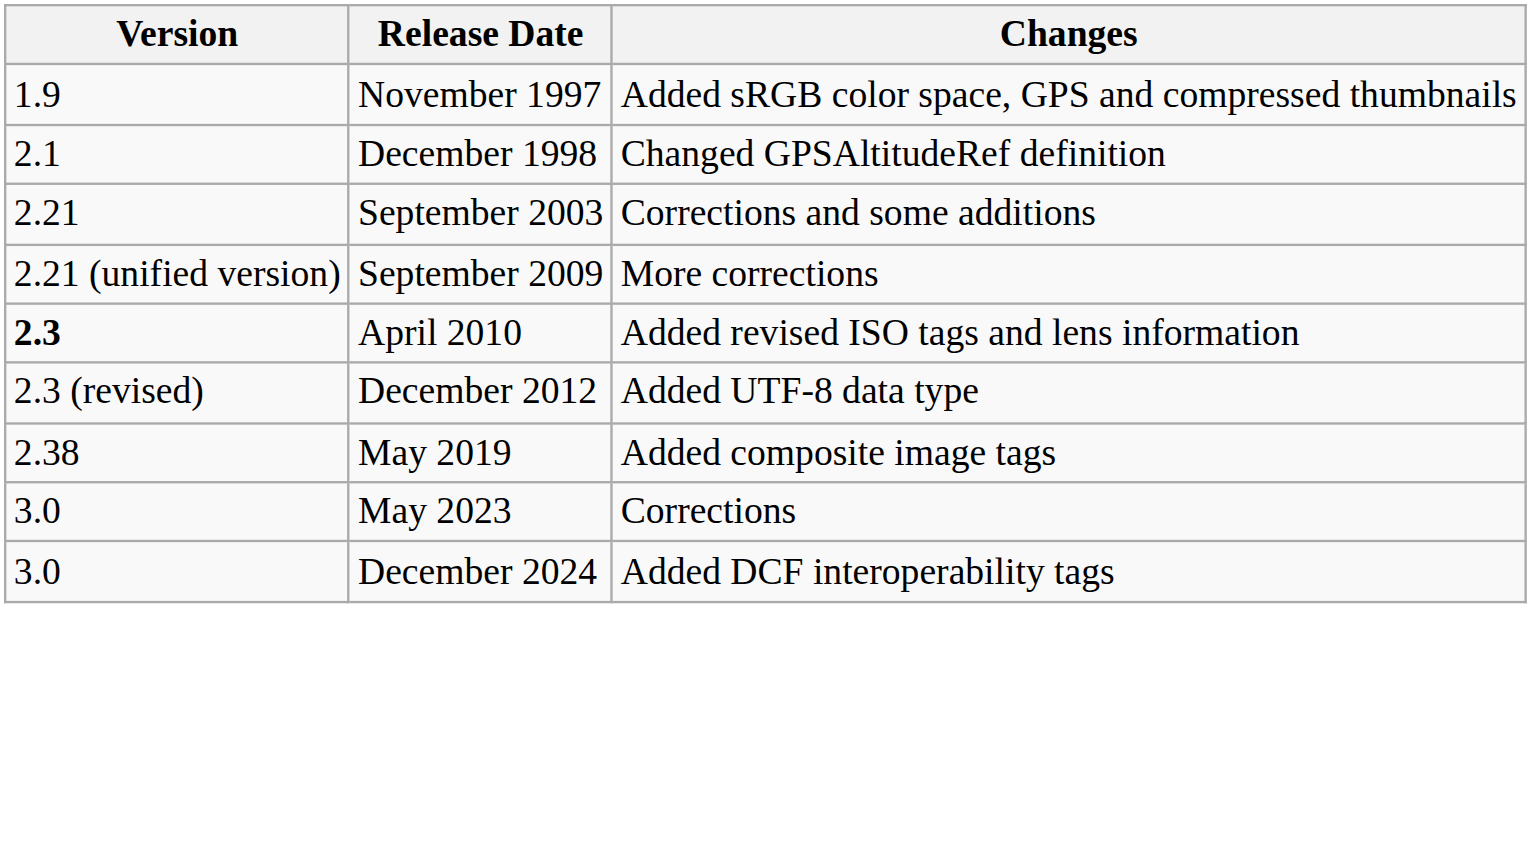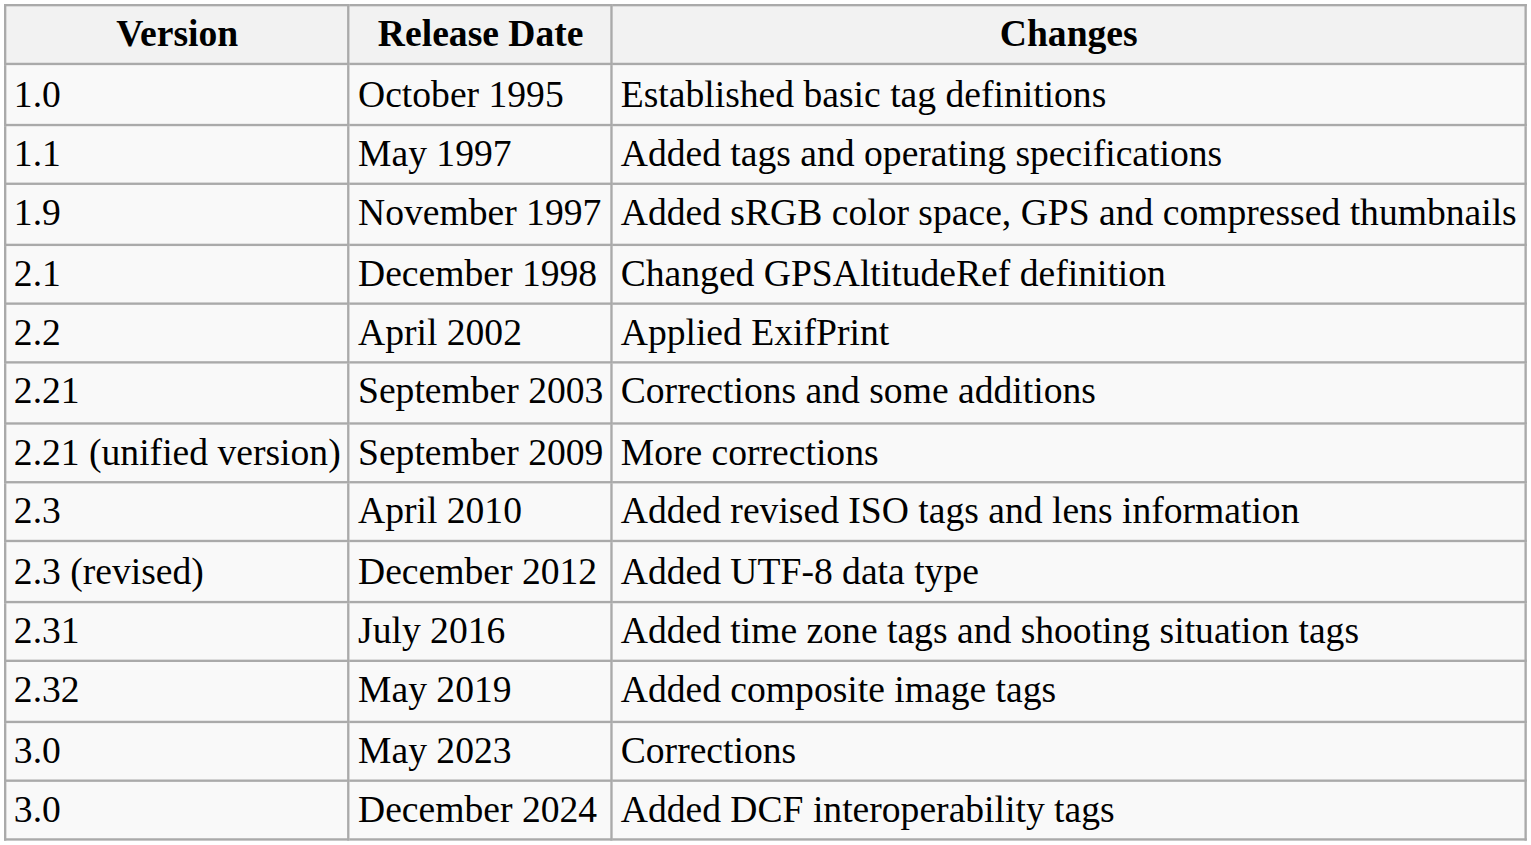+ row: (461, 93)
+ row: (435, 153)
+ row: (440, 332)
(37, 332) bold -> (37, 511) normal
+ row: (432, 630)
(47, 451) 2.38 -> (47, 690) 2.32
